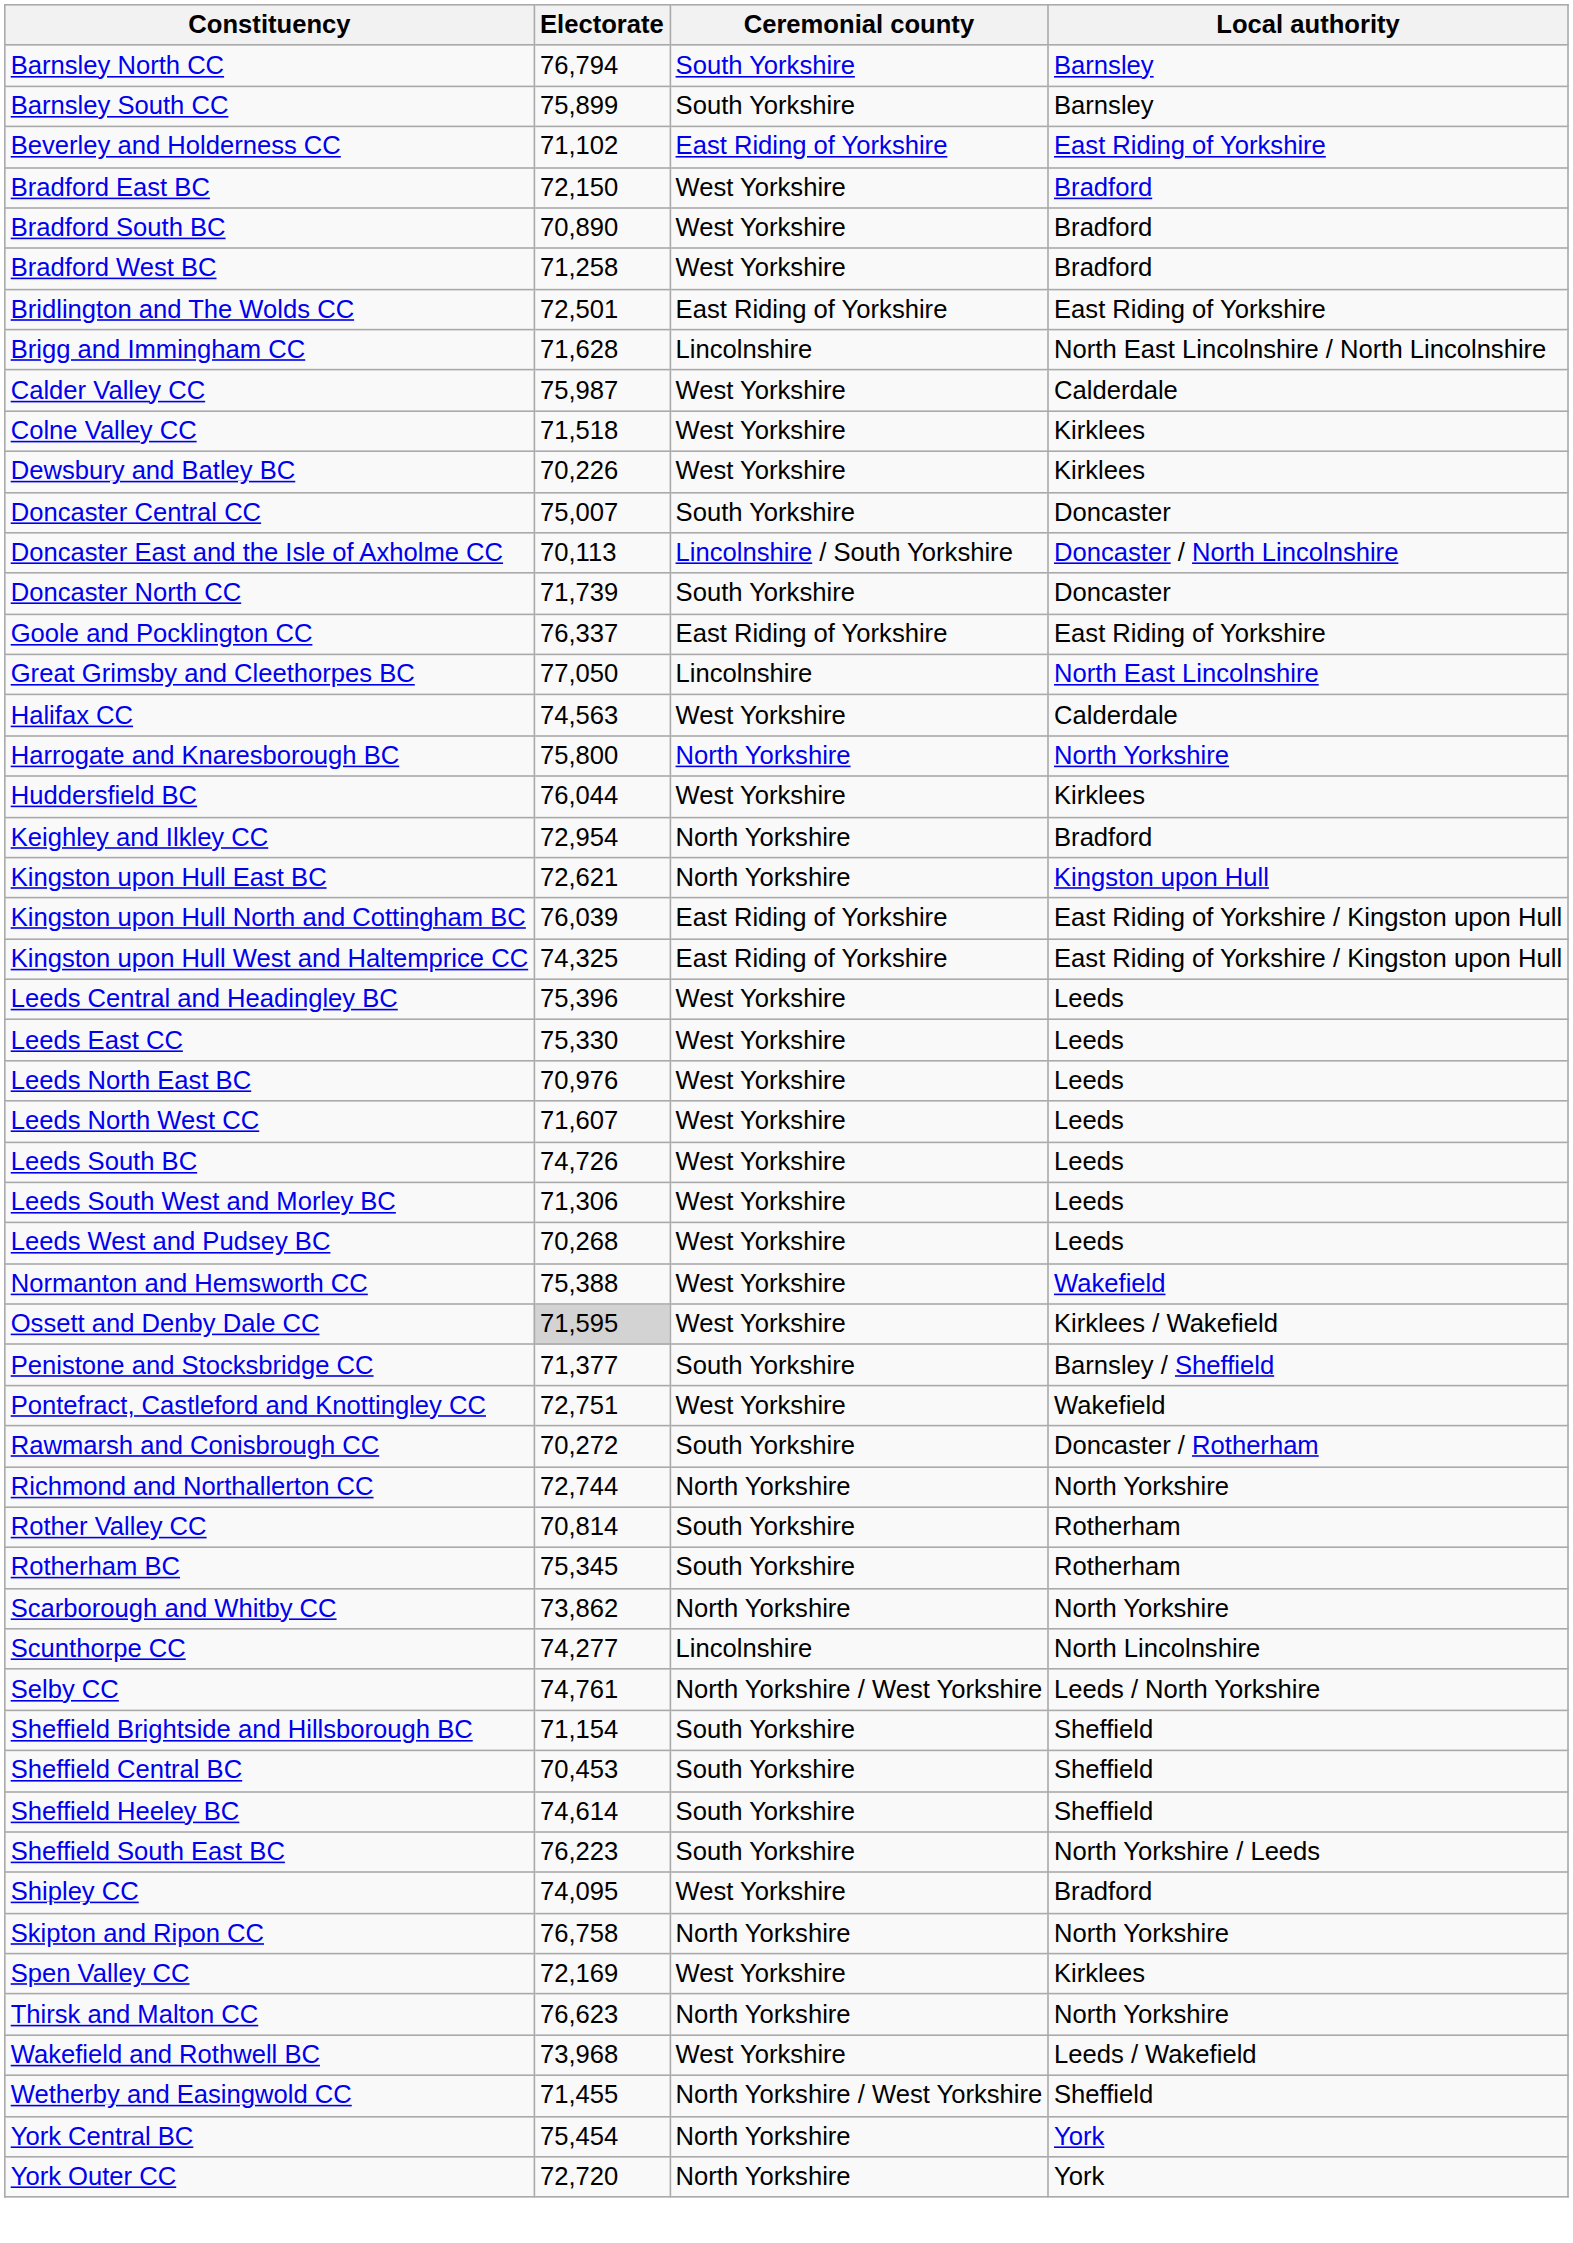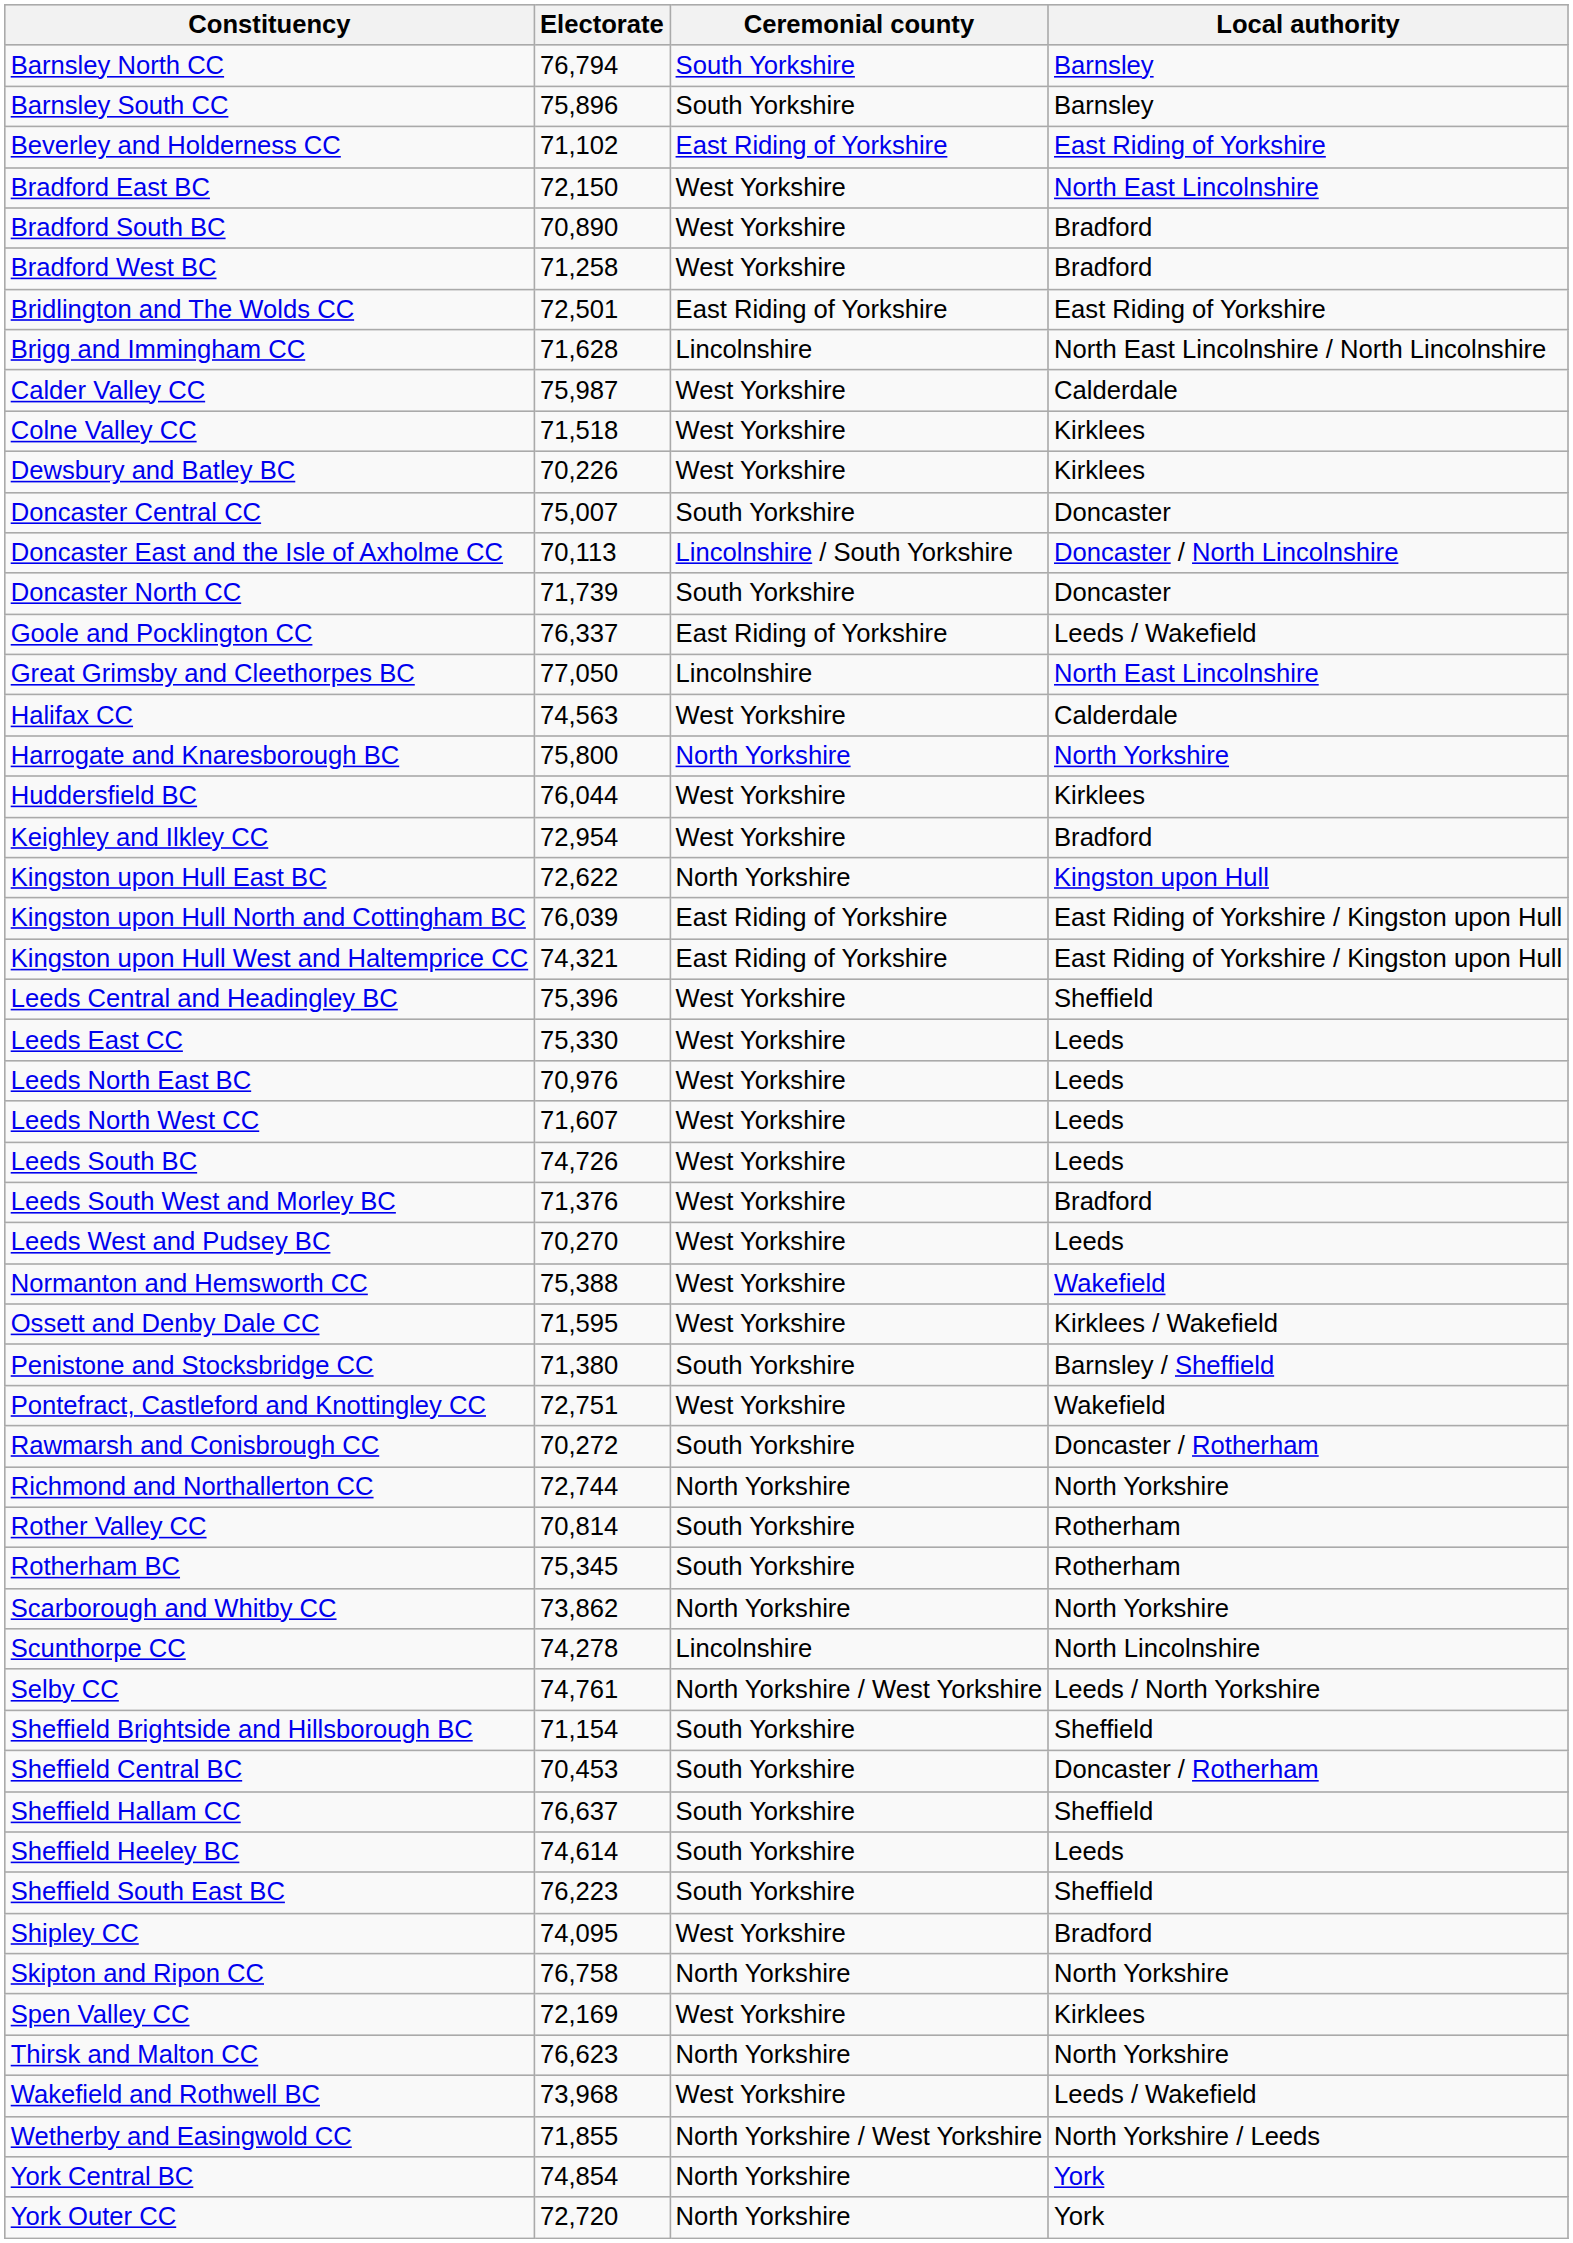(579, 106) 75,899 -> (579, 106) 75,896
(1103, 187) Bradford -> (1186, 187) North East Lincolnshire
(1190, 633) East Riding of Yorkshire -> (1155, 633) Leeds / Wakefield
(763, 836) North Yorkshire -> (761, 836) West Yorkshire
(579, 877) 72,621 -> (579, 877) 72,622
(579, 958) 74,325 -> (579, 958) 74,321
(1089, 999) Leeds -> (1104, 999) Sheffield
(579, 1202) 71,306 -> (579, 1202) 71,376
(1089, 1202) Leeds -> (1103, 1202) Bradford
(579, 1242) 70,268 -> (579, 1242) 70,270
(579, 1324) lightgrey background -> (579, 1324) no background
(579, 1364) 71,377 -> (579, 1364) 71,380
(579, 1648) 74,277 -> (579, 1648) 74,278
(1104, 1770) Sheffield -> (1186, 1770) Doncaster / Rotherham
+ row: (126, 1811)
(1104, 1811) Sheffield -> (1089, 1851) Leeds
(1187, 1851) North Yorkshire / Leeds -> (1104, 1892) Sheffield
(579, 2095) 71,455 -> (579, 2136) 71,855
(1104, 2095) Sheffield -> (1187, 2136) North Yorkshire / Leeds
(579, 2136) 75,454 -> (579, 2176) 74,854
